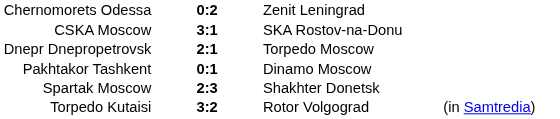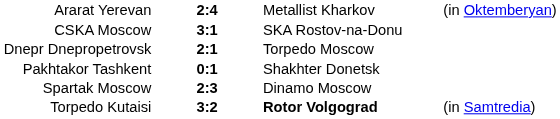+ row: (103, 10)
- row: (77, 10)
(317, 68) Dinamo Moscow -> (321, 68) Shakhter Donetsk
(321, 88) Shakhter Donetsk -> (317, 88) Dinamo Moscow
(316, 107) normal -> (320, 107) bold
